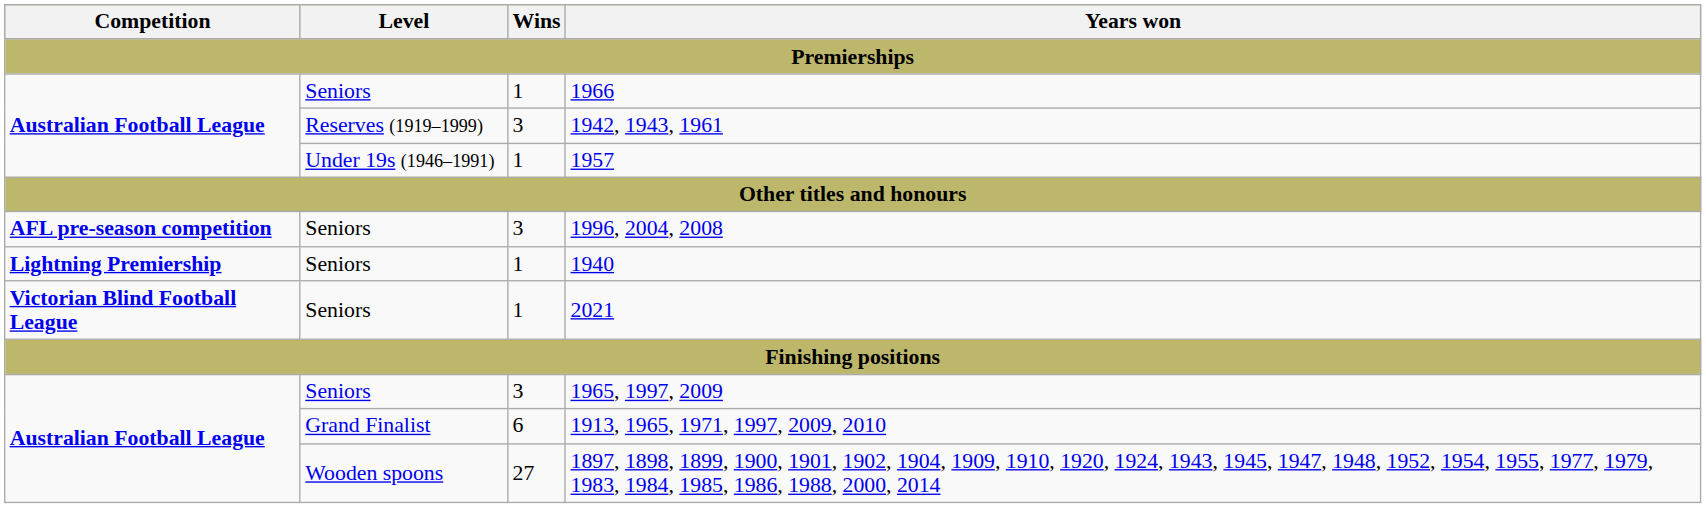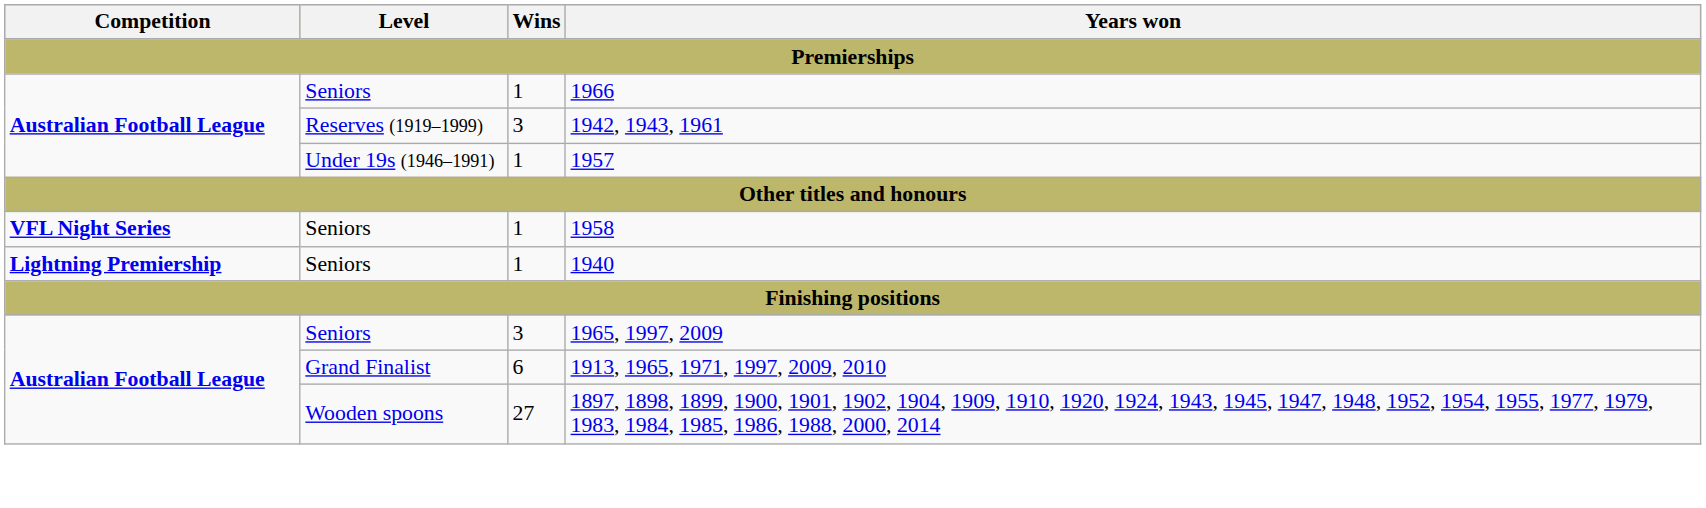- row: (647, 228)
+ row: (592, 228)
- row: (592, 310)
